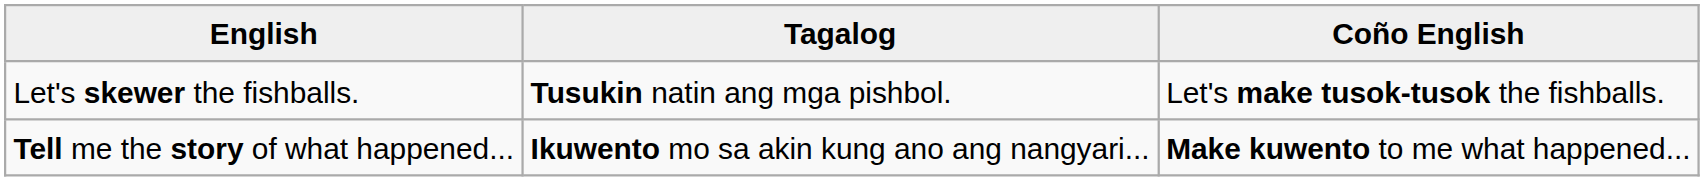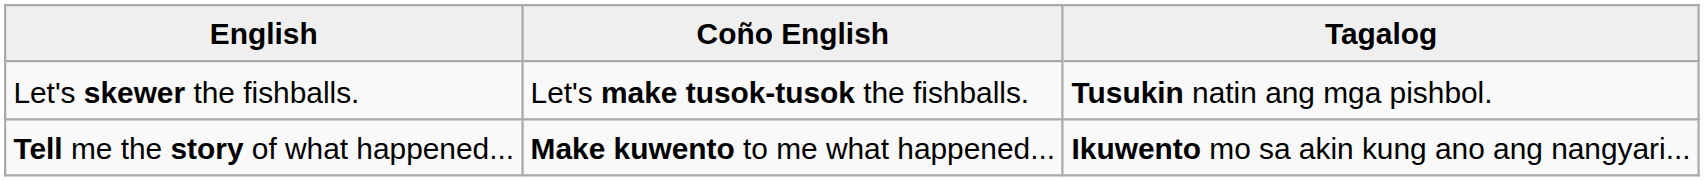columns swapped: (840, 35) <-> (1428, 35)
